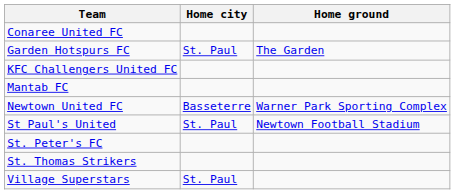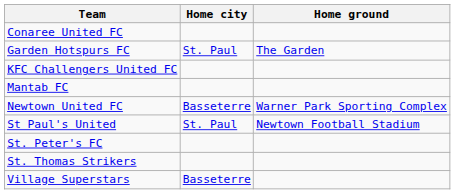(210, 180) St. Paul -> (217, 180) Basseterre
